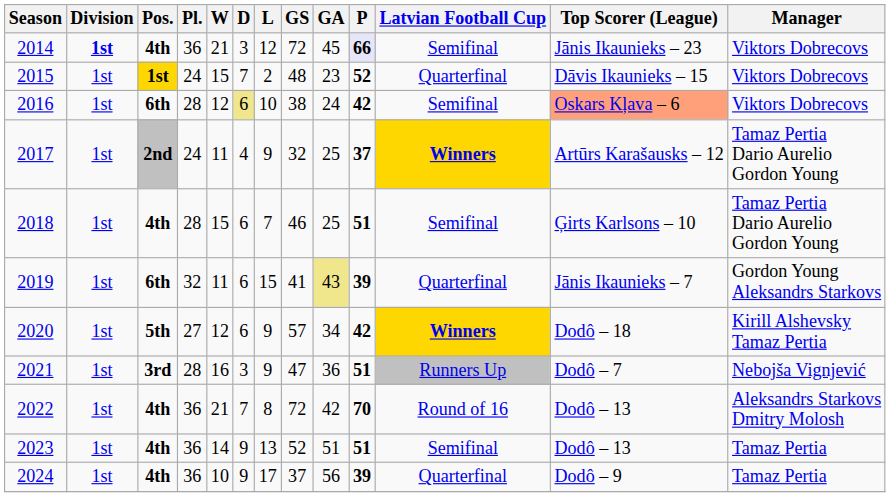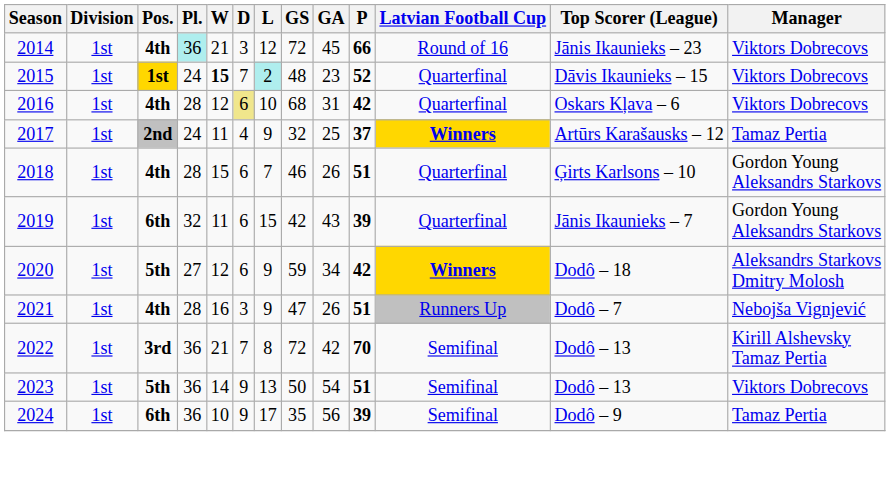(102, 47) bold -> (102, 47) normal
(192, 47) no background -> (192, 47) paleturquoise background
(362, 47) lavender background -> (362, 47) no background
(463, 47) Semifinal -> (463, 47) Round of 16
(220, 76) normal -> (220, 76) bold
(268, 76) no background -> (268, 76) paleturquoise background
(158, 104) 6th -> (158, 104) 4th
(297, 104) 38 -> (297, 104) 68
(331, 104) 24 -> (331, 104) 31
(463, 104) Semifinal -> (463, 104) Quarterfinal
(617, 104) lightsalmon background -> (617, 104) no background
(785, 153) Tamaz Pertia Dario Aurelio Gordon Young -> (779, 133) Tamaz Pertia
(331, 223) 25 -> (331, 172) 26
(463, 223) Semifinal -> (463, 172) Quarterfinal
(785, 223) Tamaz Pertia Dario Aurelio Gordon Young -> (807, 172) Gordon Young Aleksandrs Starkovs
(297, 282) 41 -> (297, 221) 42
(331, 282) khaki background -> (331, 221) no background
(297, 331) 57 -> (297, 270) 59
(792, 331) Kirill Alshevsky Tamaz Pertia -> (807, 270) Aleksandrs Starkovs Dmitry Molosh
(158, 370) 3rd -> (158, 309) 4th
(331, 370) 36 -> (331, 309) 26
(158, 409) 4th -> (158, 348) 3rd
(463, 409) Round of 16 -> (463, 348) Semifinal
(807, 409) Aleksandrs Starkovs Dmitry Molosh -> (792, 348) Kirill Alshevsky Tamaz Pertia
(158, 447) 4th -> (158, 386) 5th
(297, 447) 52 -> (297, 386) 50
(331, 447) 51 -> (331, 386) 54
(779, 447) Tamaz Pertia -> (800, 386) Viktors Dobrecovs
(158, 476) 4th -> (158, 415) 6th
(297, 476) 37 -> (297, 415) 35
(463, 476) Quarterfinal -> (463, 415) Semifinal
